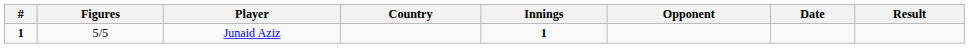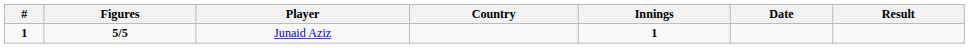- column: (689, 14)
(100, 33) normal -> (120, 33) bold
